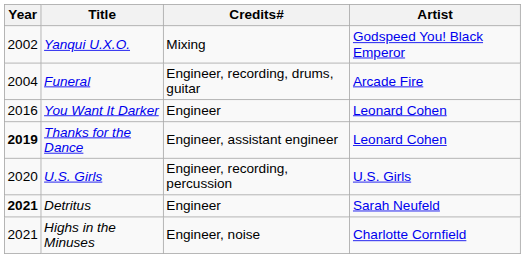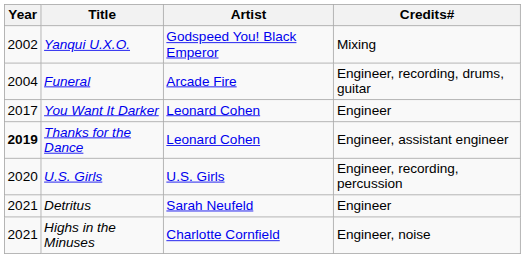columns swapped: (435, 15) <-> (257, 15)
(23, 110) 2016 -> (23, 110) 2017
(23, 205) bold -> (23, 205) normal
